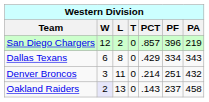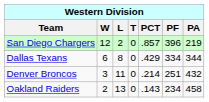(194, 58) 343 -> (194, 58) 344
(105, 89) lavender background -> (105, 89) no background
(173, 89) 237 -> (173, 89) 234
